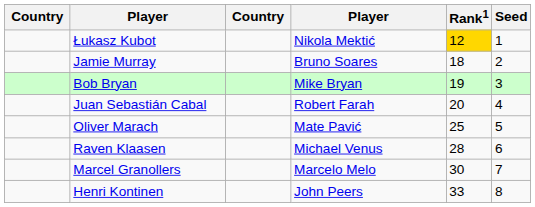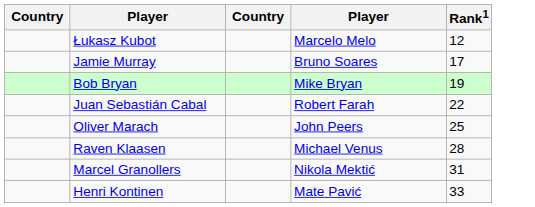- column: (511, 17)
(335, 40) Nikola Mektić -> (335, 40) Marcelo Melo
(457, 40) gold background -> (457, 40) no background
(457, 62) 18 -> (457, 62) 17
(457, 105) 20 -> (457, 105) 22
(328, 126) Mate Pavić -> (329, 126) John Peers
(335, 169) Marcelo Melo -> (335, 169) Nikola Mektić
(457, 169) 30 -> (457, 169) 31
(329, 191) John Peers -> (328, 191) Mate Pavić
